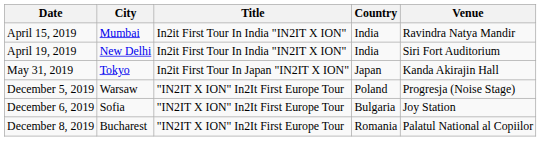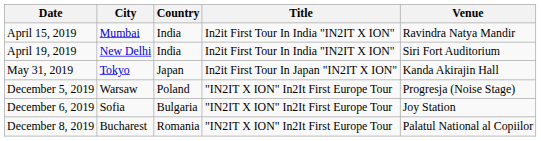columns swapped: (376, 13) <-> (253, 13)
